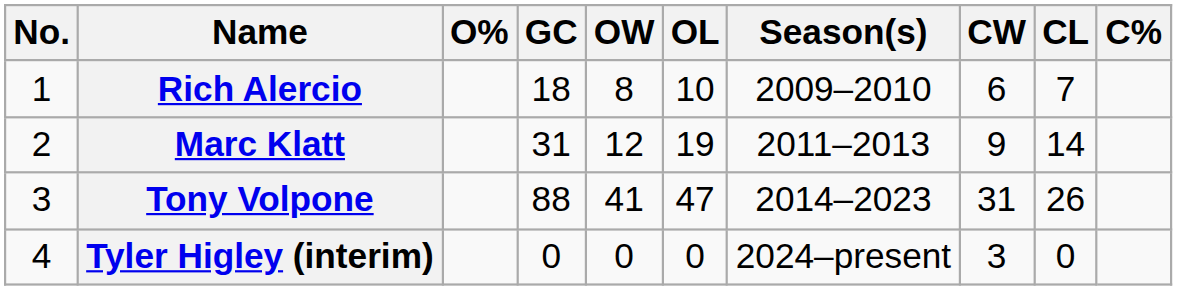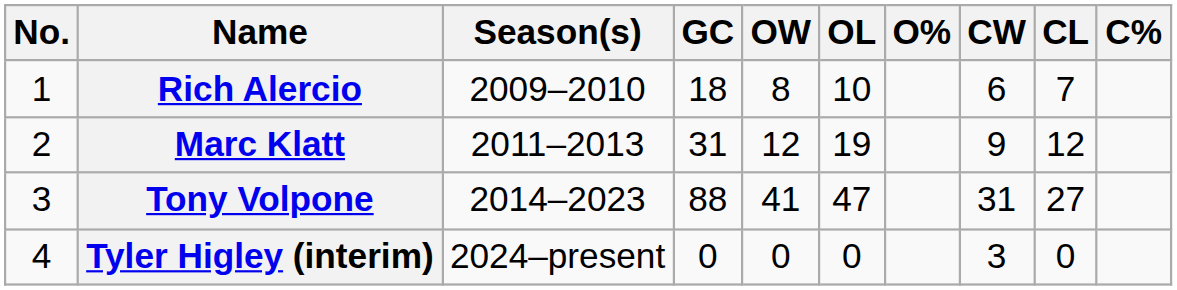columns swapped: (843, 32) <-> (479, 32)
(1066, 144) 14 -> (1066, 144) 12
(1066, 199) 26 -> (1066, 199) 27
